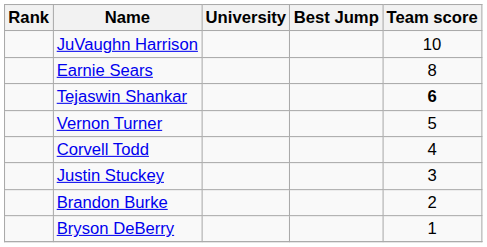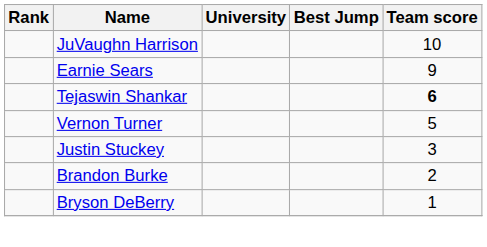(432, 70) 8 -> (432, 70) 9
- row: (103, 149)
